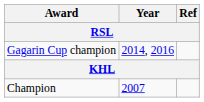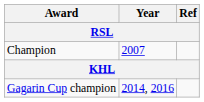rows swapped: (31, 87) <-> (62, 50)
